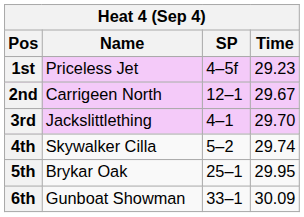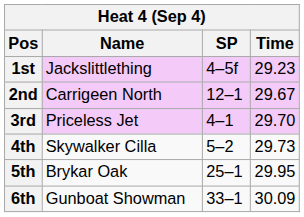(92, 69) Priceless Jet -> (99, 69) Jackslittlething
(99, 120) Jackslittlething -> (92, 120) Priceless Jet
(275, 146) 29.74 -> (275, 146) 29.73
